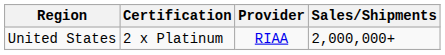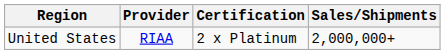columns swapped: (272, 16) <-> (177, 16)
